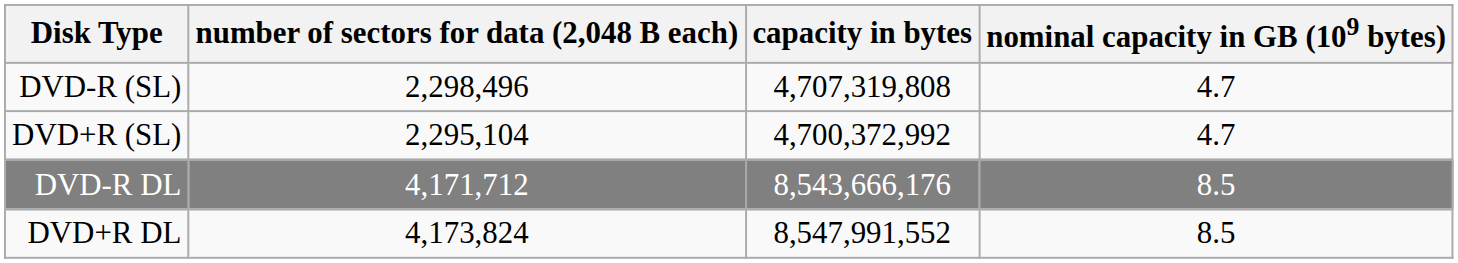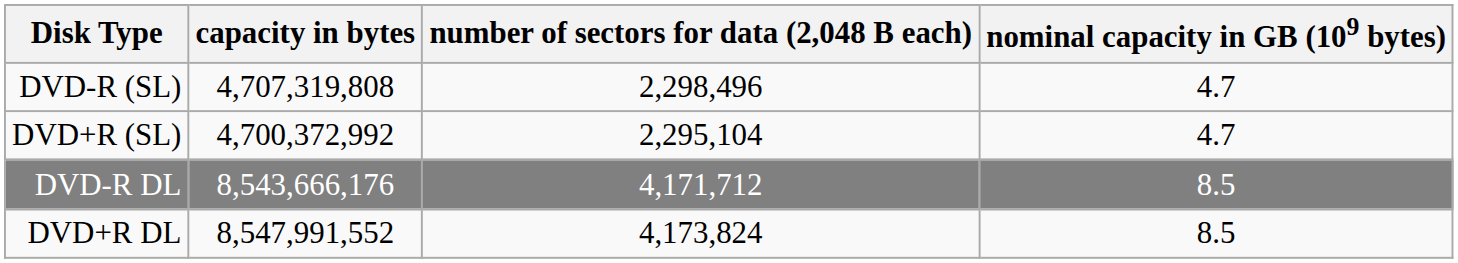columns swapped: (467, 33) <-> (862, 33)
